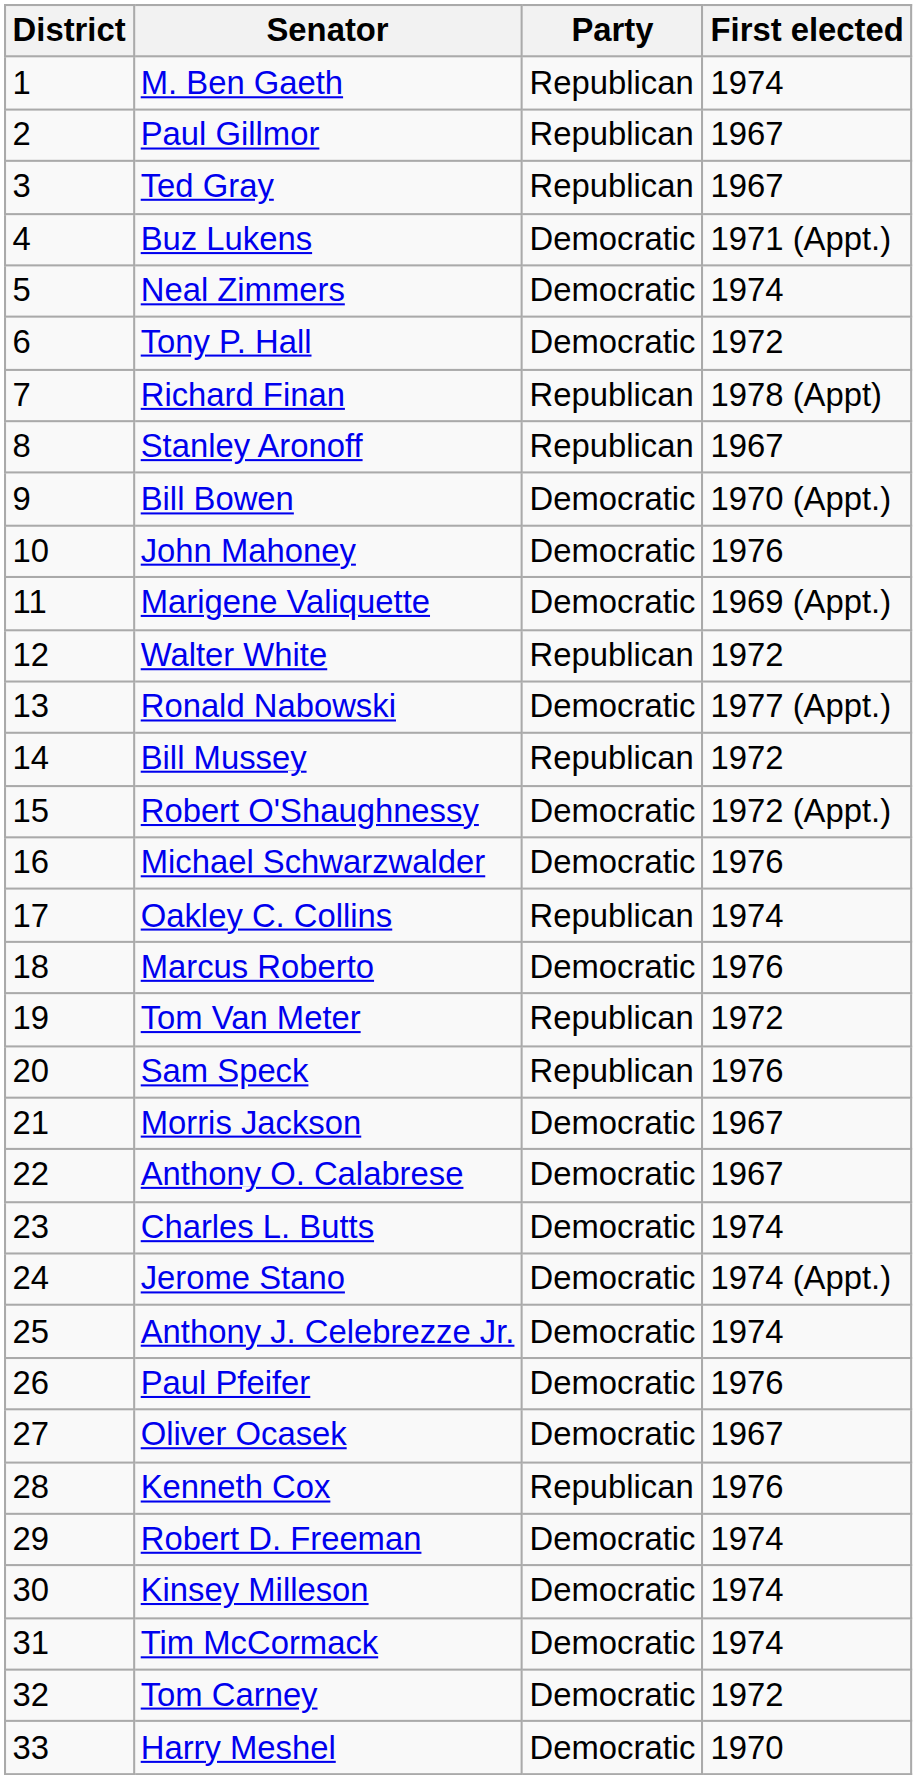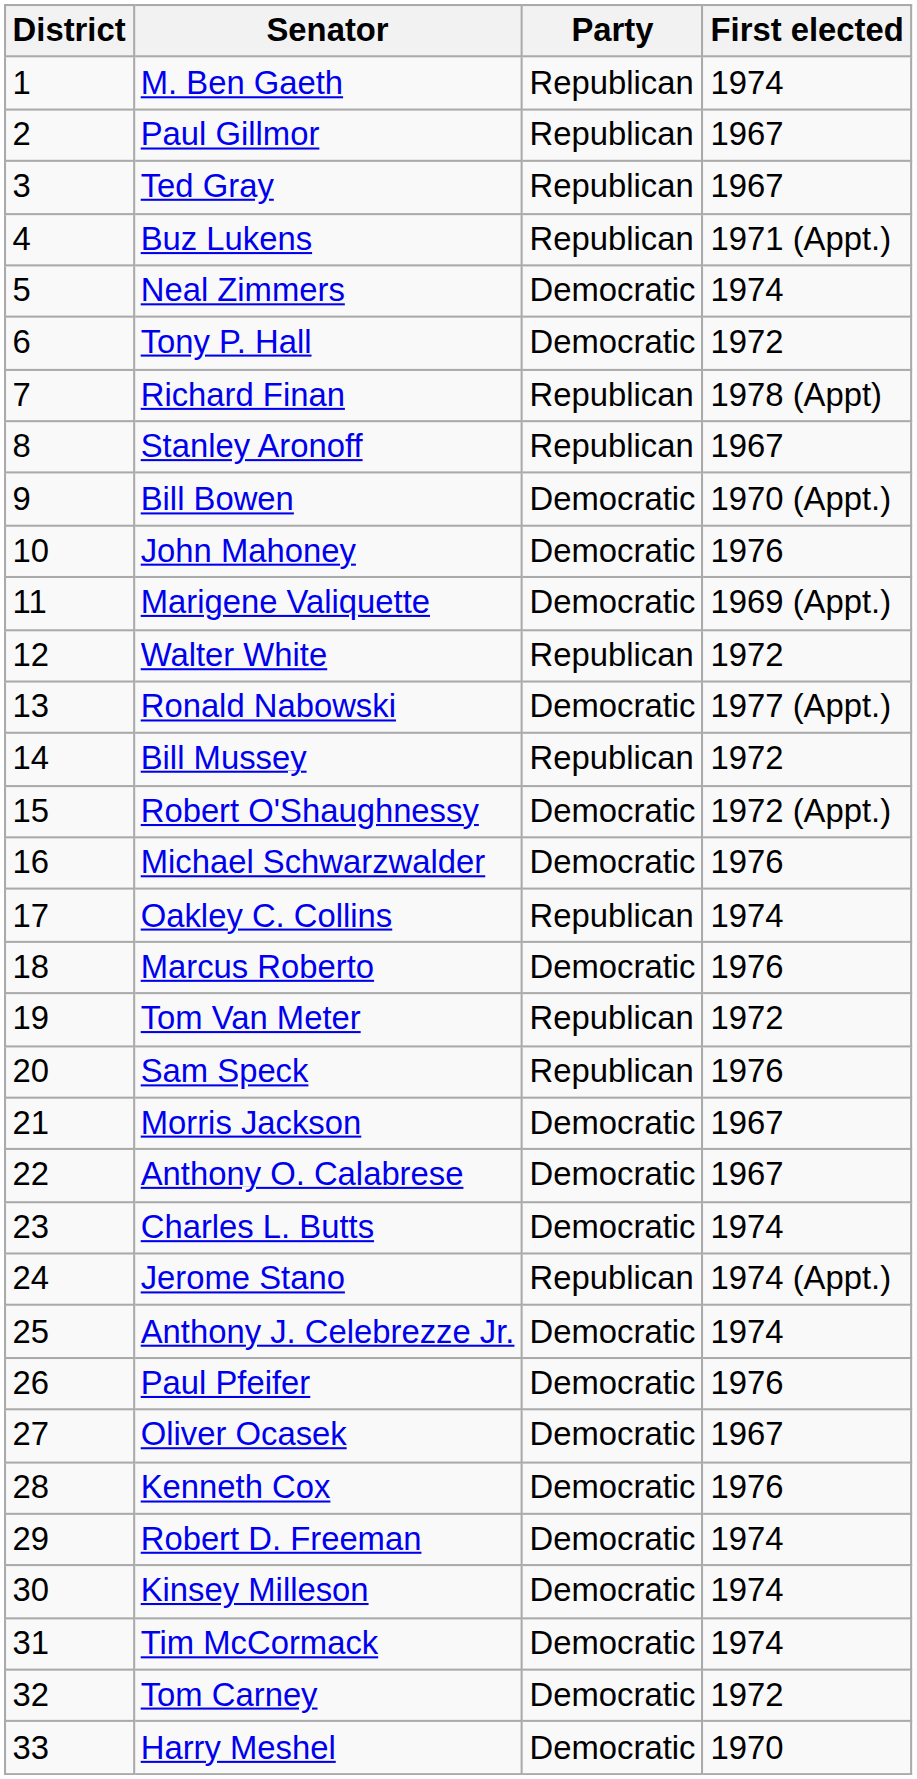(612, 238) Democratic -> (612, 238) Republican
(612, 1278) Democratic -> (612, 1278) Republican
(612, 1487) Republican -> (612, 1487) Democratic
